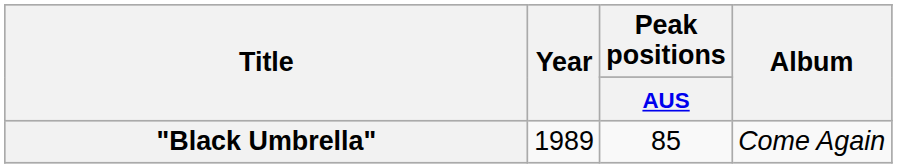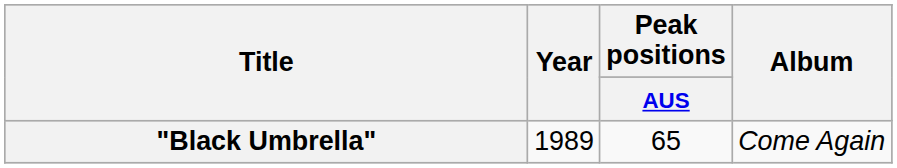(666, 141) 85 -> (666, 141) 65
